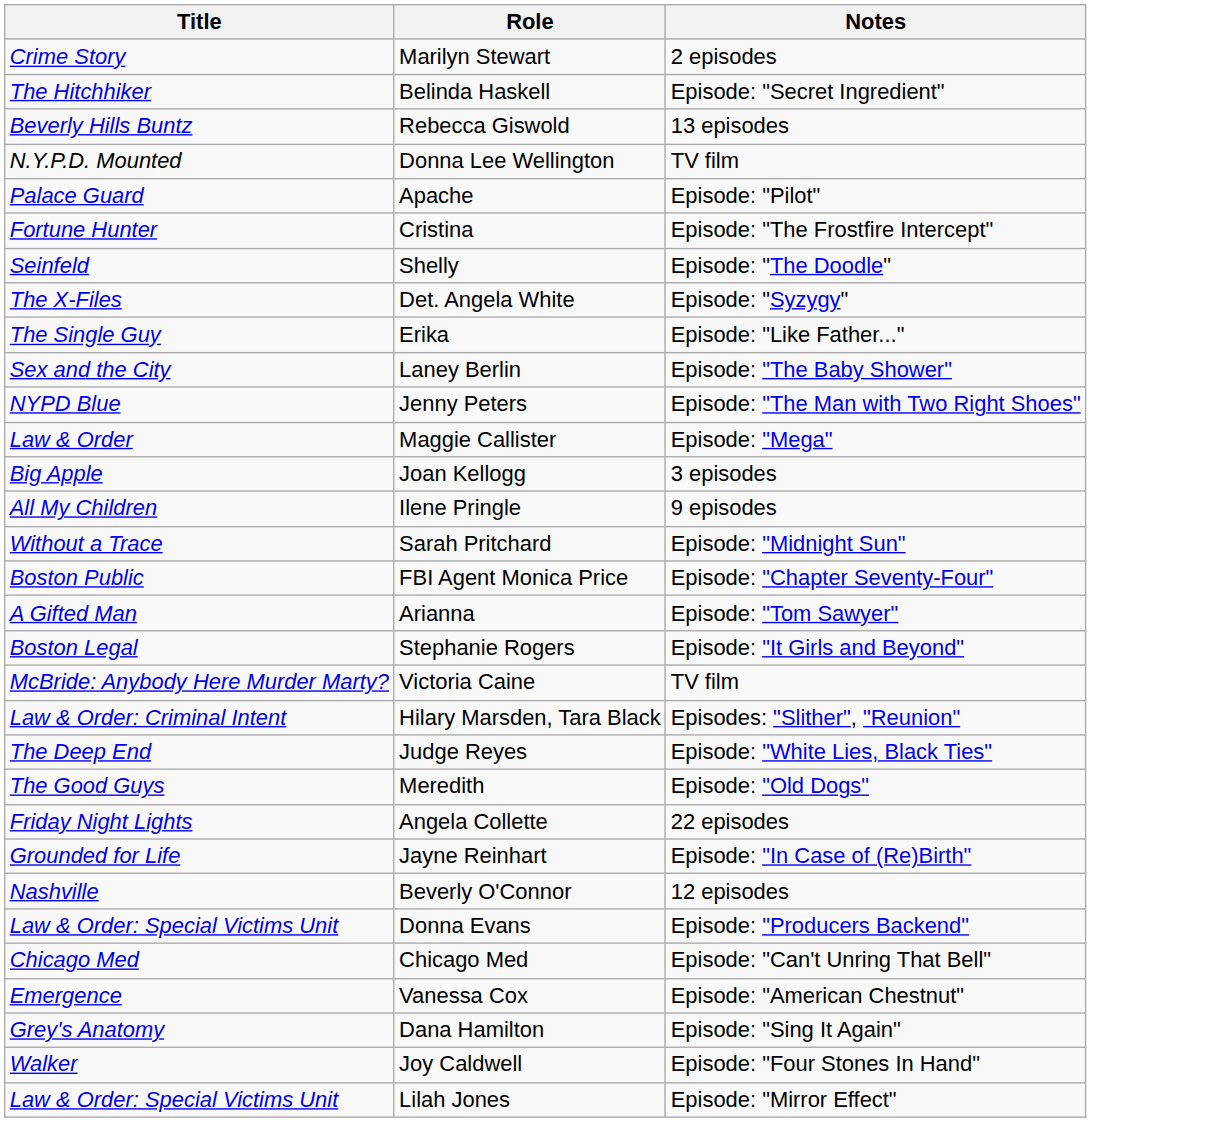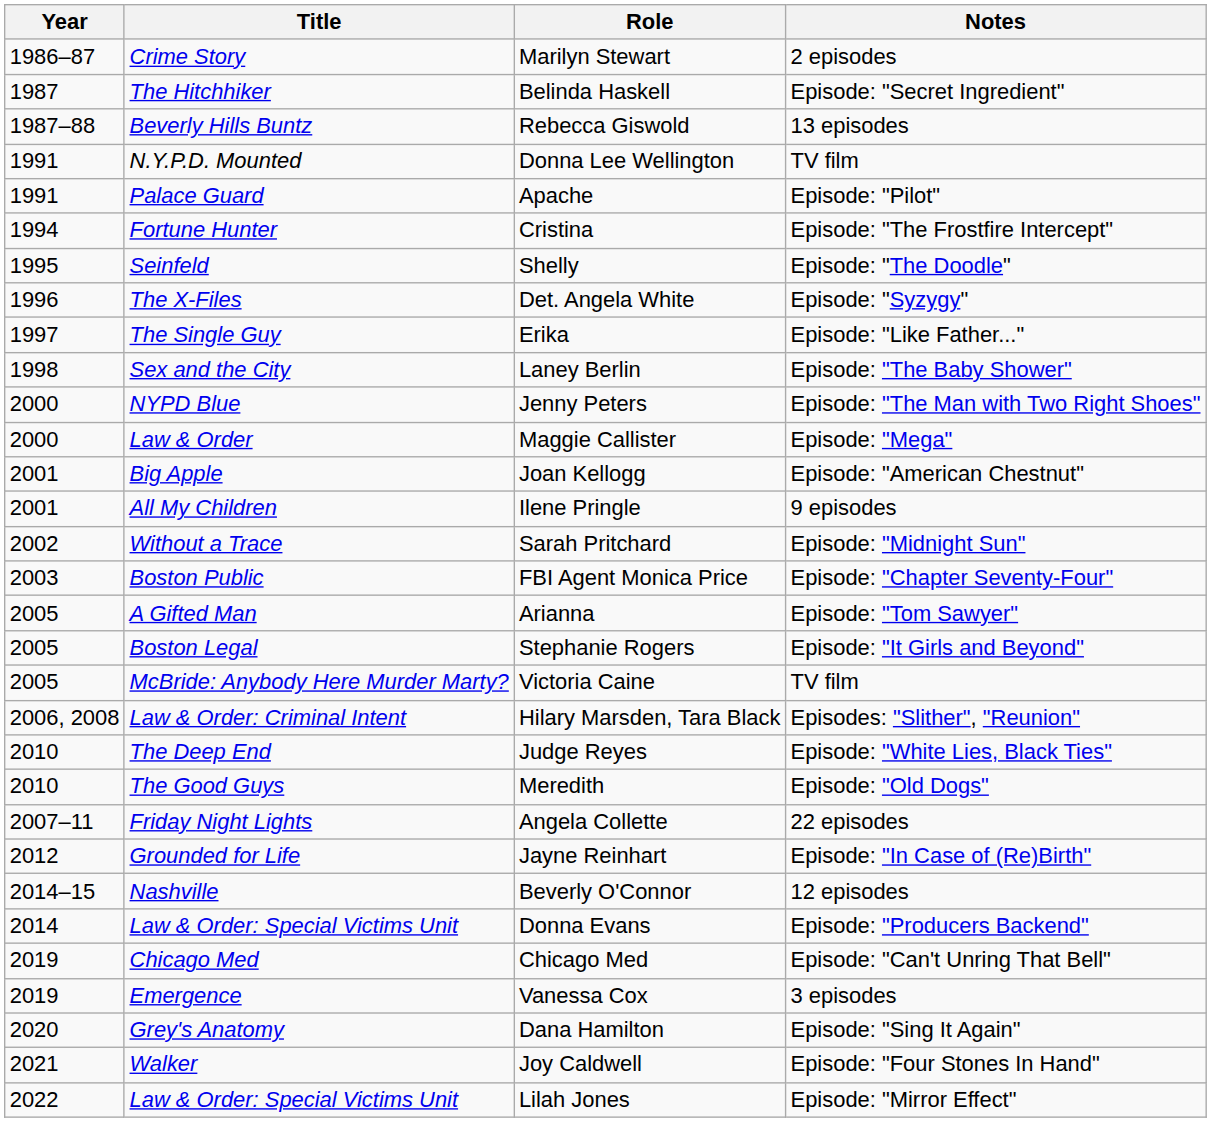+ column: (65, 21)
(724, 473) 3 episodes -> (937, 473) Episode: "American Chestnut"
(817, 995) Episode: "American Chestnut" -> (844, 995) 3 episodes
